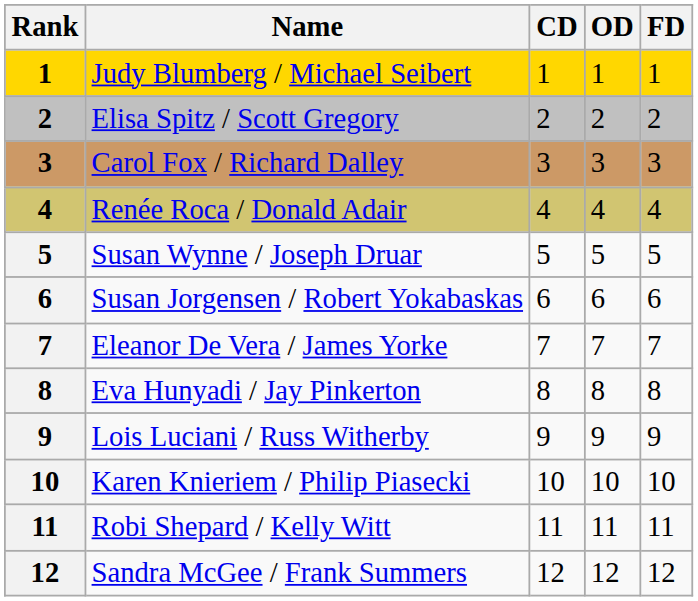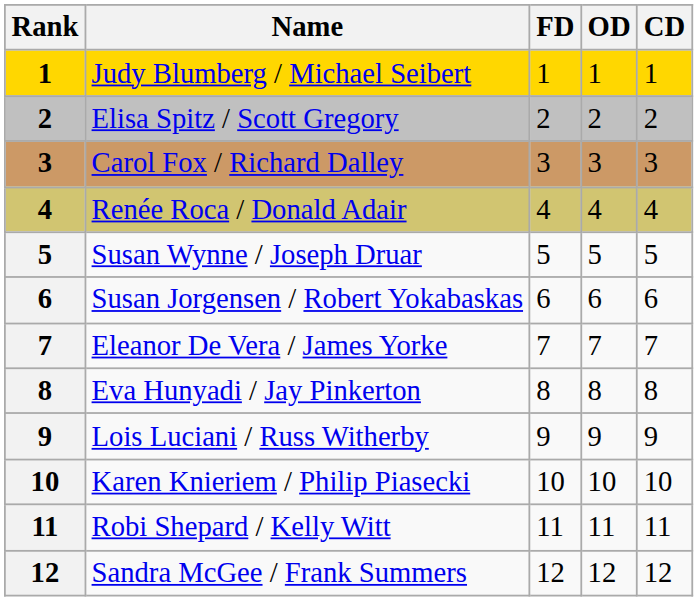columns swapped: (557, 27) <-> (666, 27)
